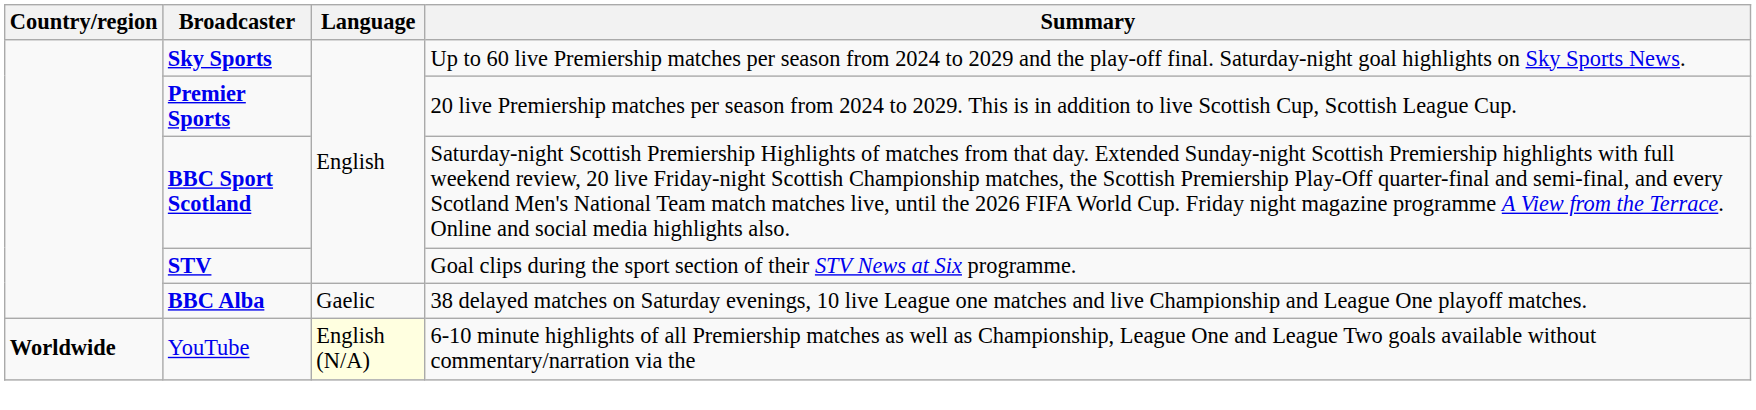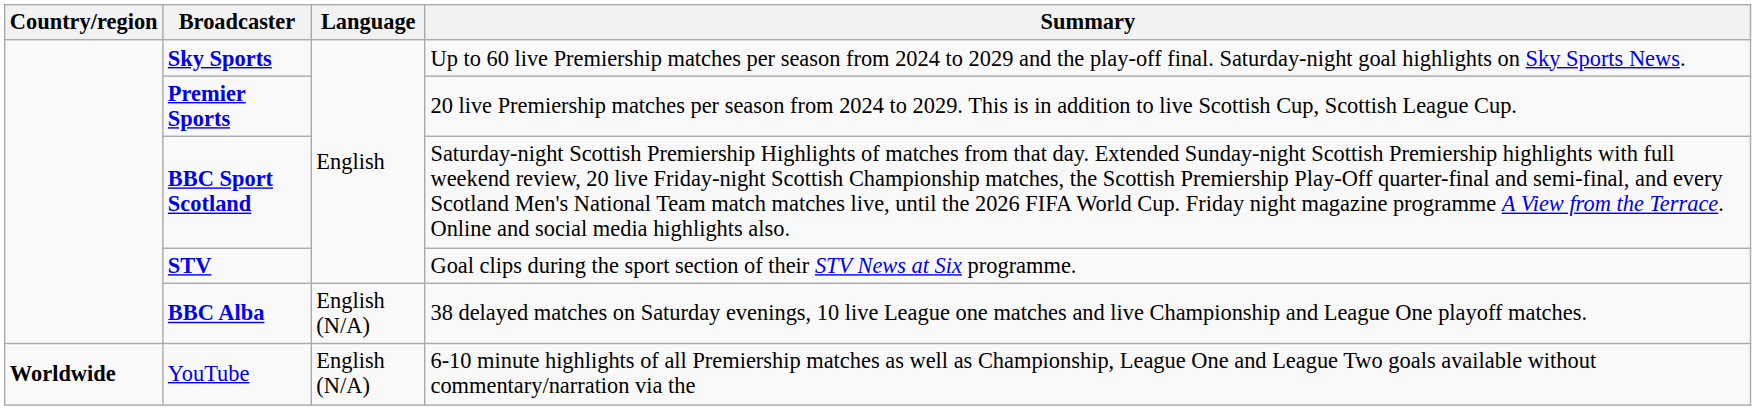(346, 300) Gaelic -> (351, 313) English (N/A)
(351, 348) lightyellow background -> (351, 374) no background
